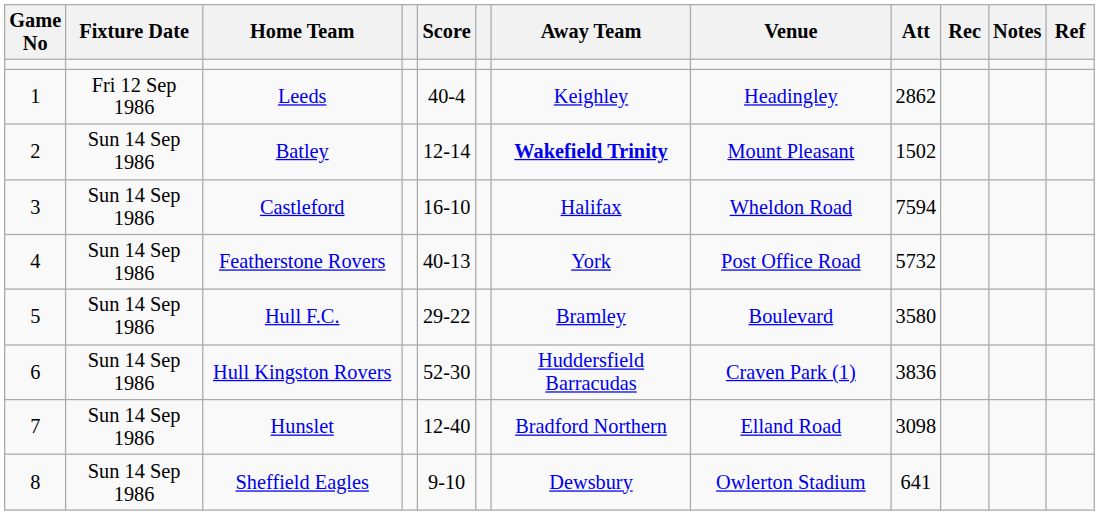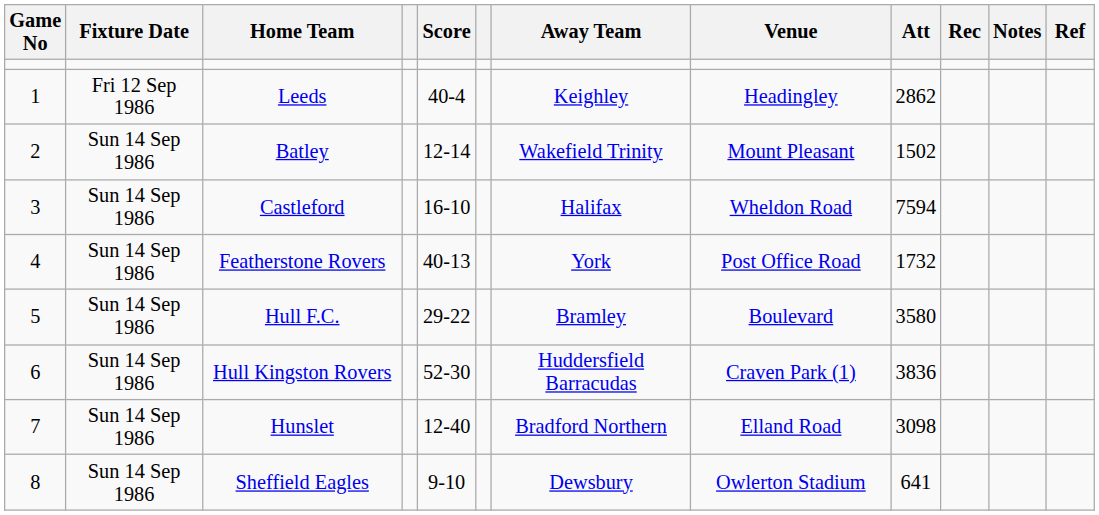(591, 151) bold -> (591, 151) normal
(916, 261) 5732 -> (916, 261) 1732
